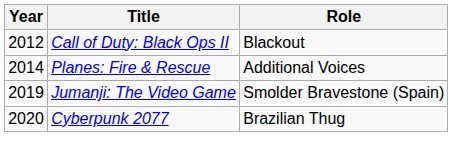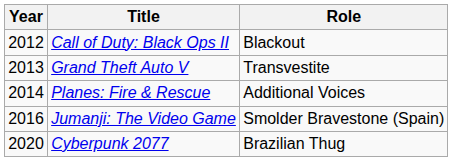+ row: (120, 67)
(26, 93) 2019 -> (26, 118) 2016
